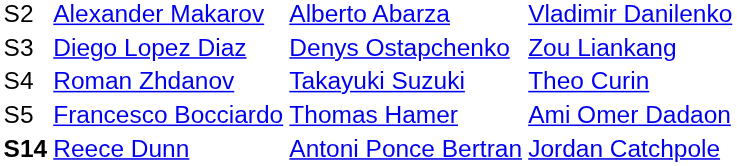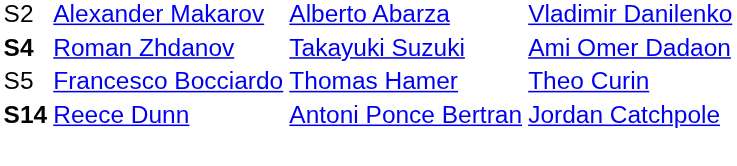- row: (150, 47)
(19, 81) normal -> (19, 47) bold
(589, 81) Theo Curin -> (630, 47) Ami Omer Dadaon
(630, 115) Ami Omer Dadaon -> (589, 81) Theo Curin
